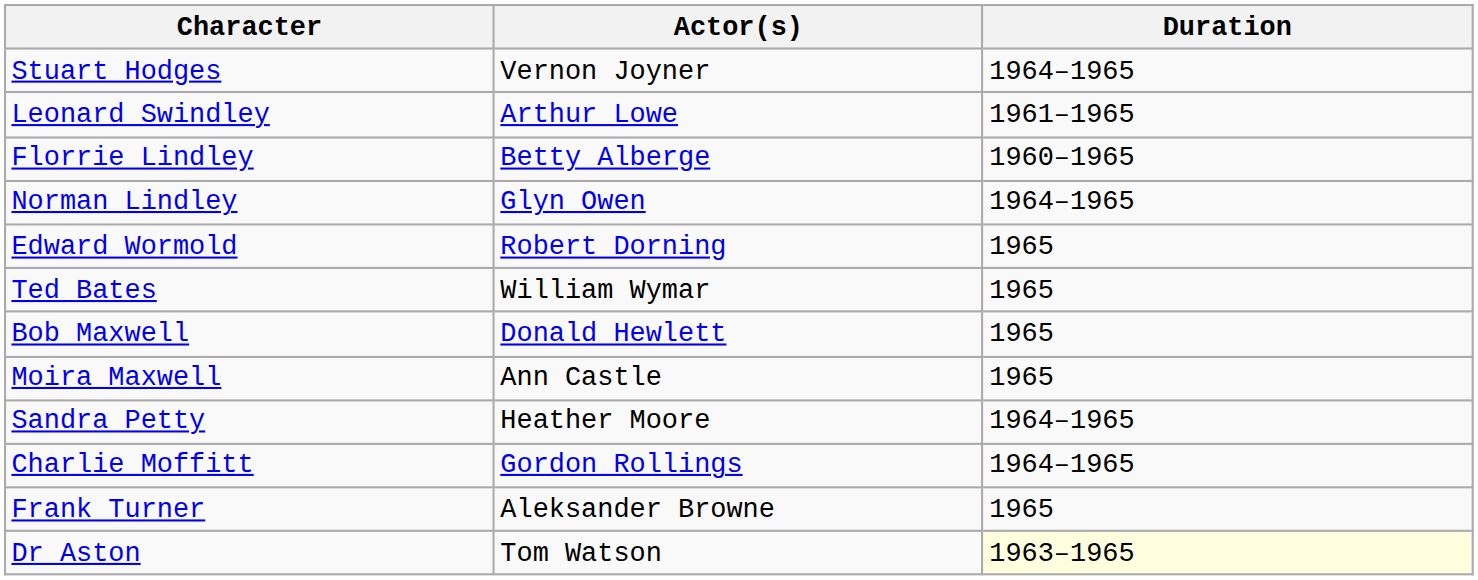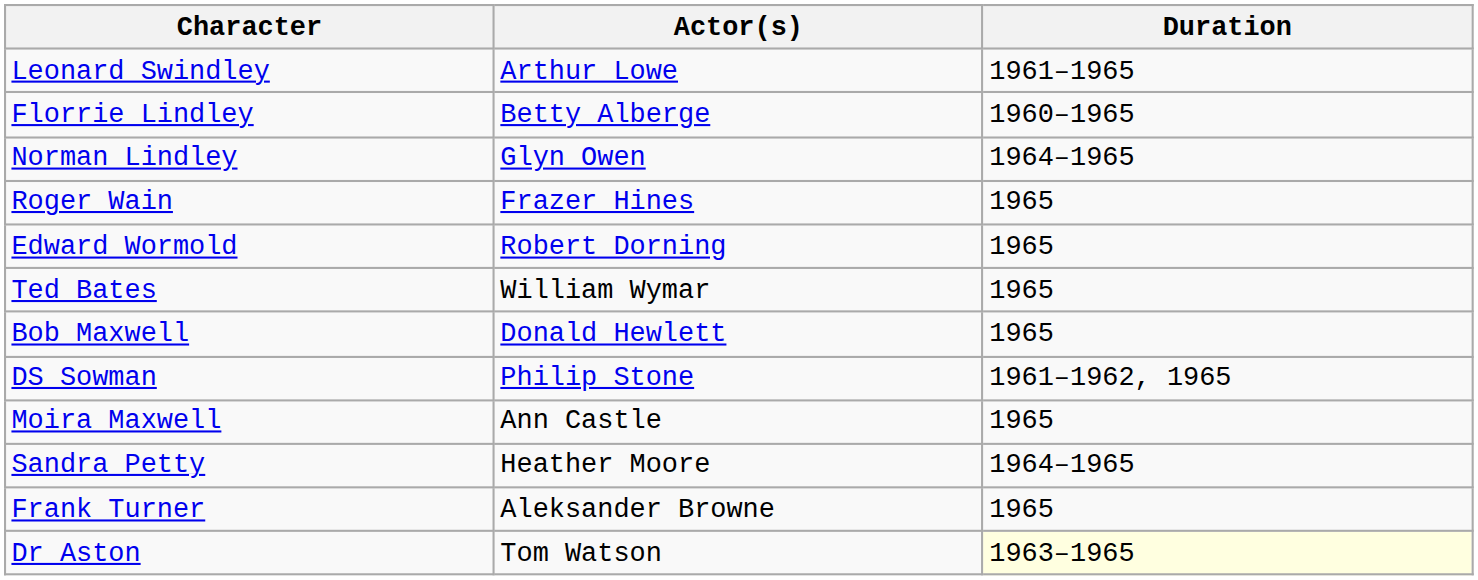- row: (116, 71)
+ row: (92, 202)
+ row: (84, 378)
- row: (133, 466)
